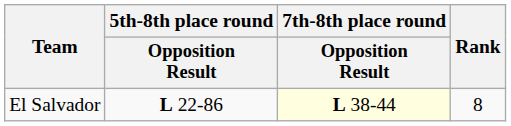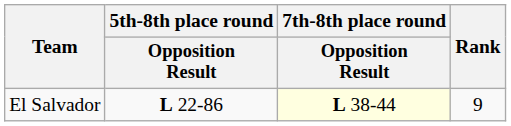(478, 104) 8 -> (478, 104) 9
